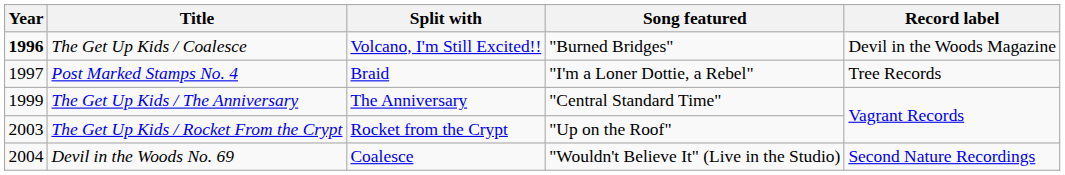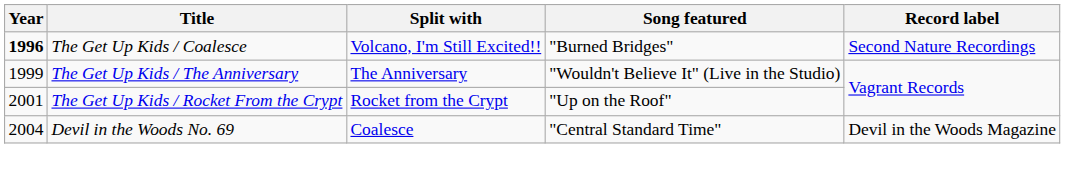(952, 45) Devil in the Woods Magazine -> (942, 45) Second Nature Recordings
- row: (145, 73)
(635, 101) "Central Standard Time" -> (695, 73) "Wouldn't Believe It" (Live in the Studio)
(26, 128) 2003 -> (26, 101) 2001
(695, 156) "Wouldn't Believe It" (Live in the Studio) -> (635, 128) "Central Standard Time"
(942, 156) Second Nature Recordings -> (952, 128) Devil in the Woods Magazine
